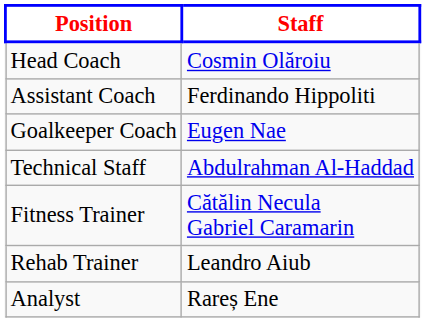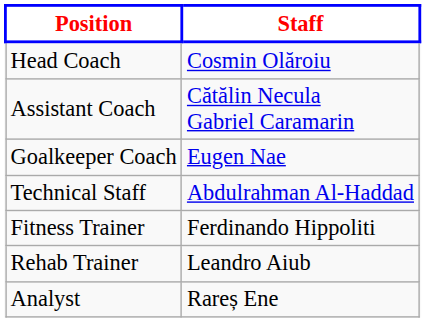(281, 96) Ferdinando Hippoliti -> (271, 108) Cătălin Necula Gabriel Caramarin
(271, 215) Cătălin Necula Gabriel Caramarin -> (281, 227) Ferdinando Hippoliti
